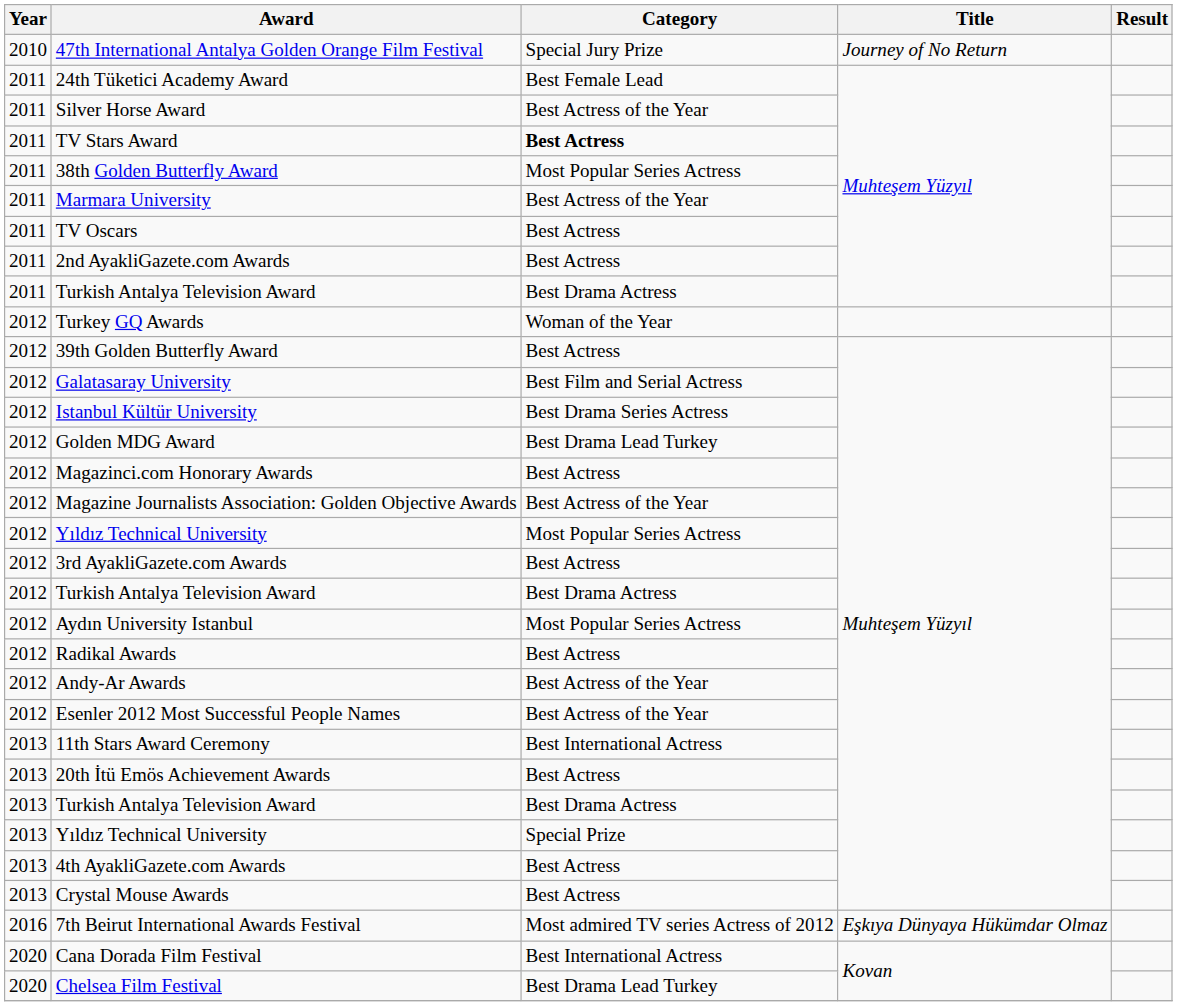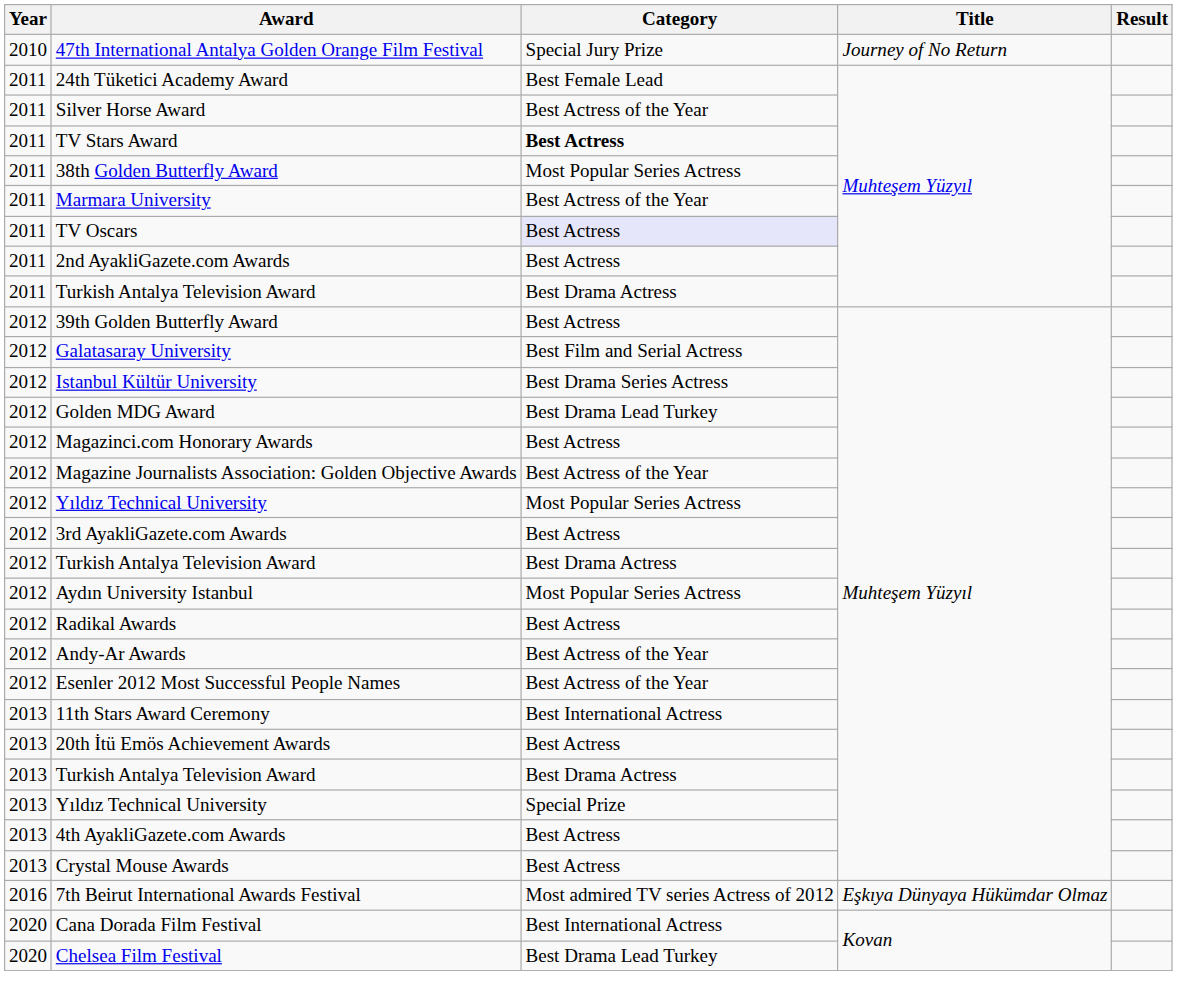(573, 230) no background -> (573, 230) lavender background
- row: (28, 321)
